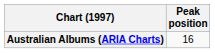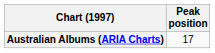(188, 39) 16 -> (188, 39) 17
